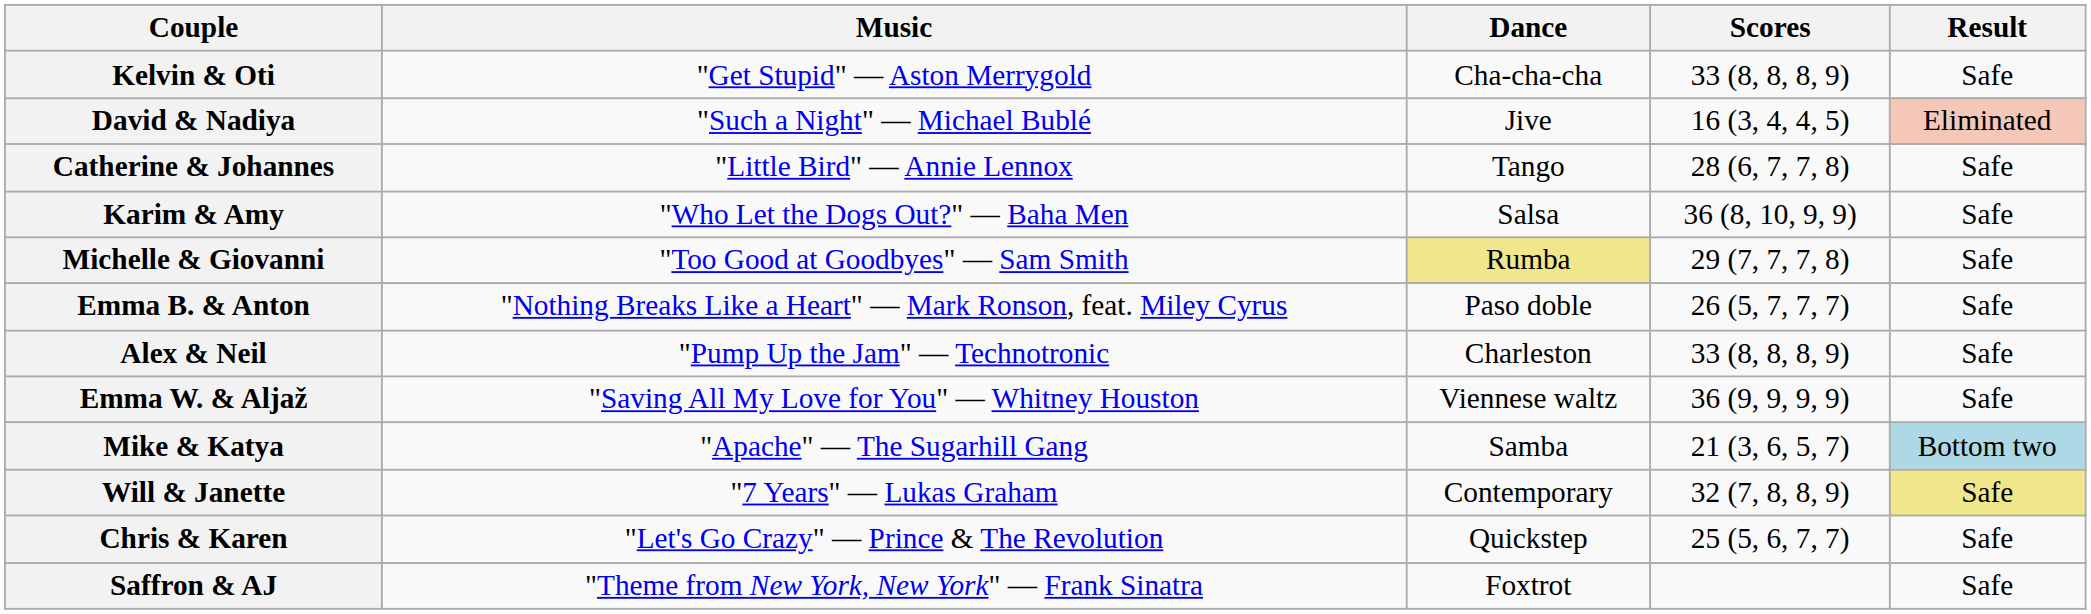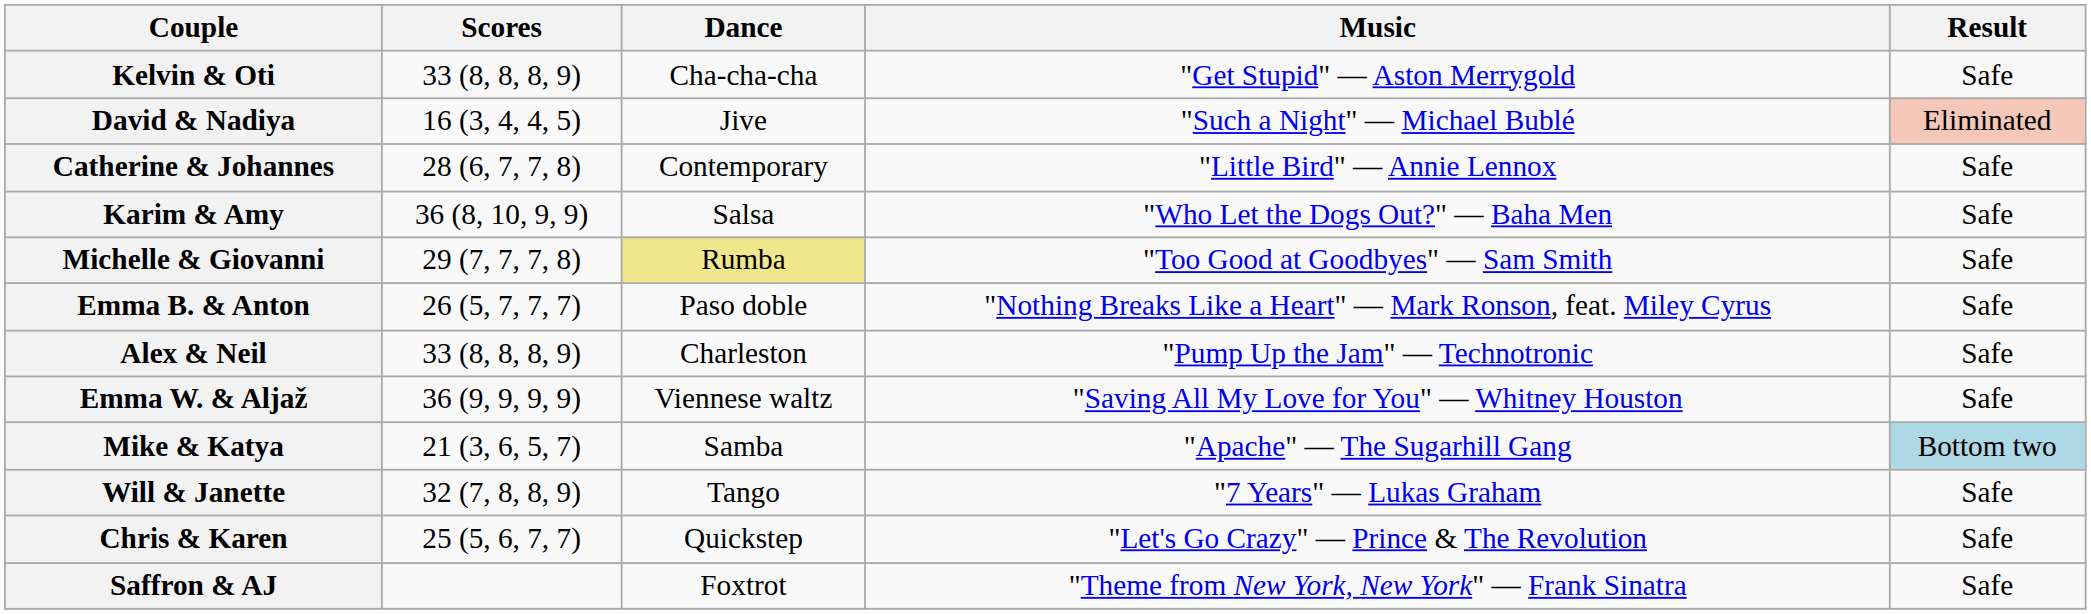columns swapped: (1770, 27) <-> (894, 27)
(1528, 167) Tango -> (743, 167) Contemporary
(1528, 492) Contemporary -> (743, 492) Tango
(1987, 492) khaki background -> (1987, 492) no background
